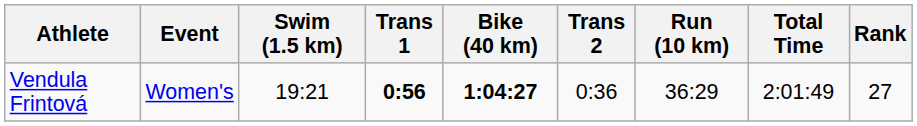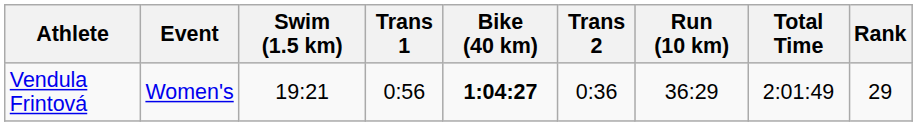(404, 92) bold -> (404, 92) normal
(880, 92) 27 -> (880, 92) 29
